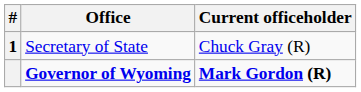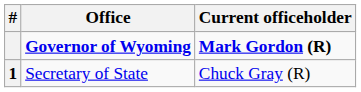rows swapped: (108, 73) <-> (87, 45)
